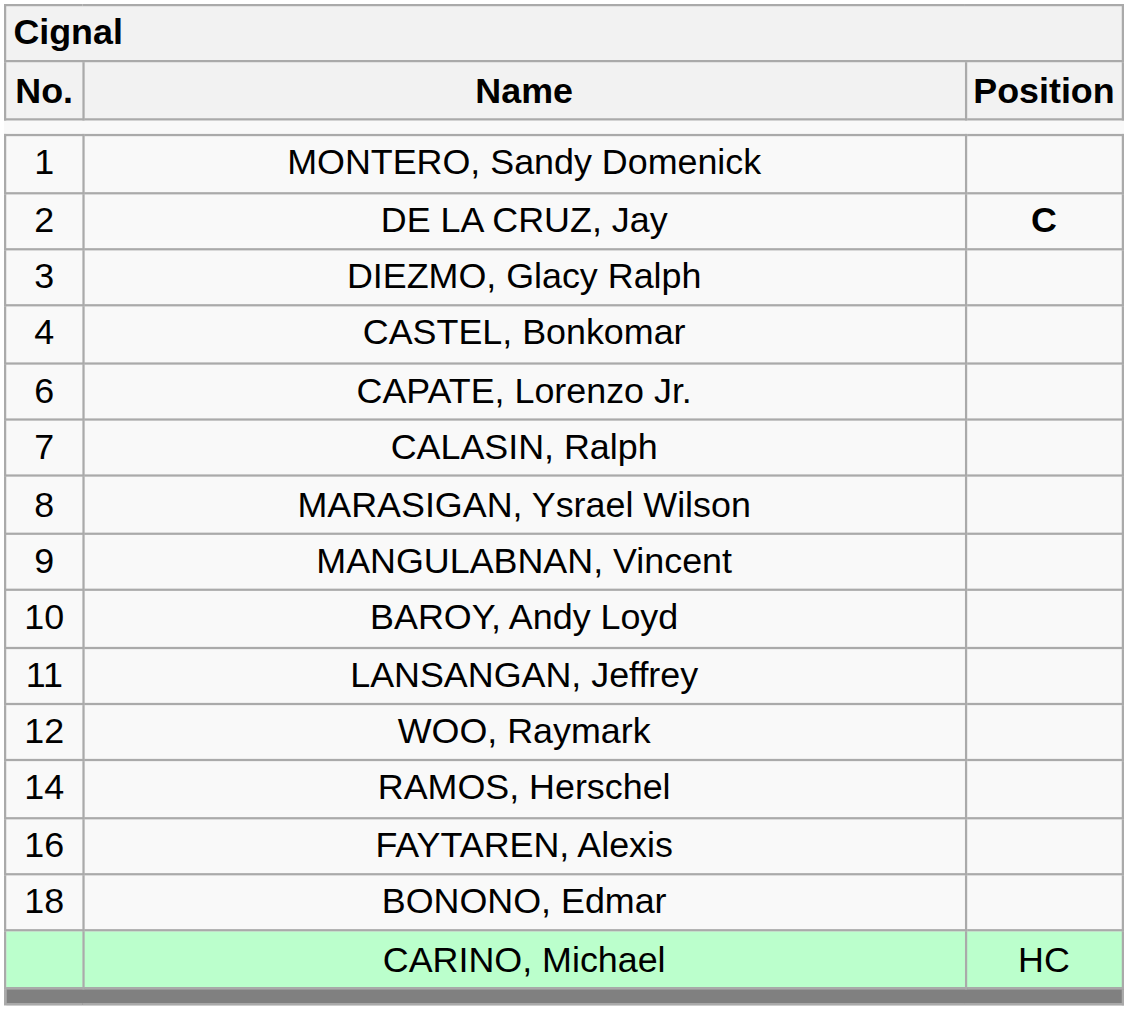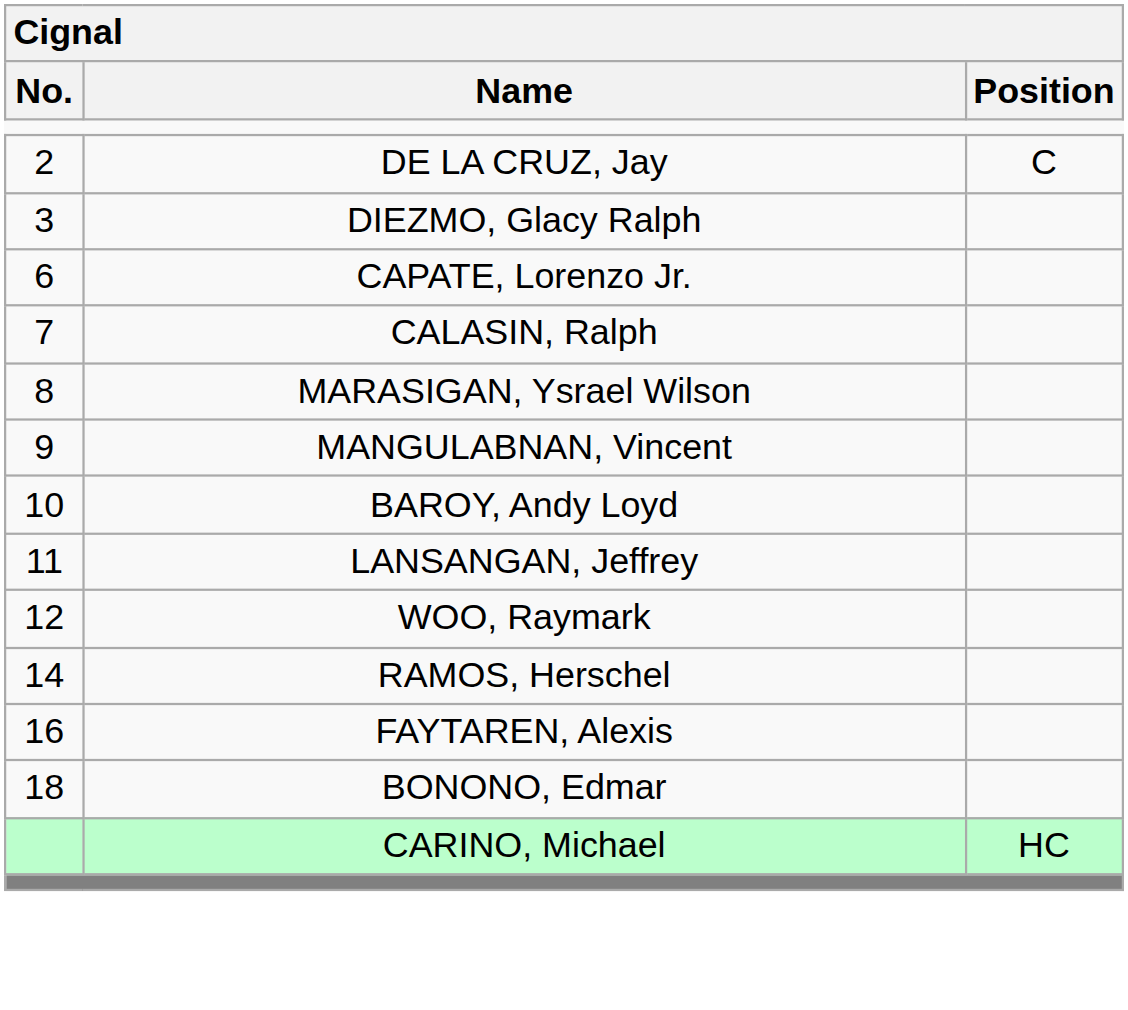- row: (44, 163)
(1044, 219) bold -> (1044, 163) normal
- row: (44, 333)
